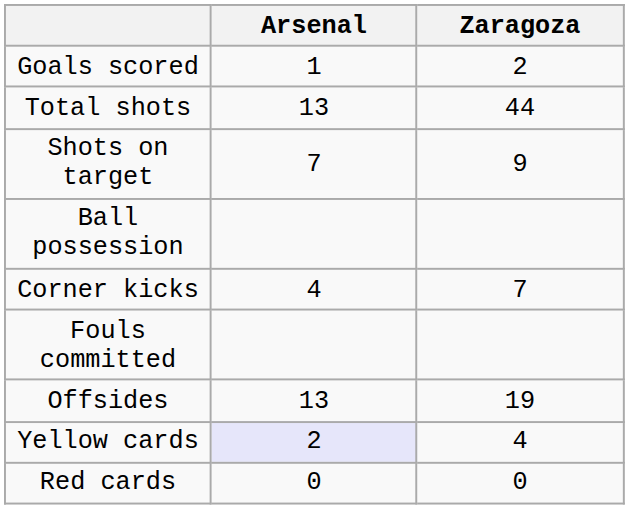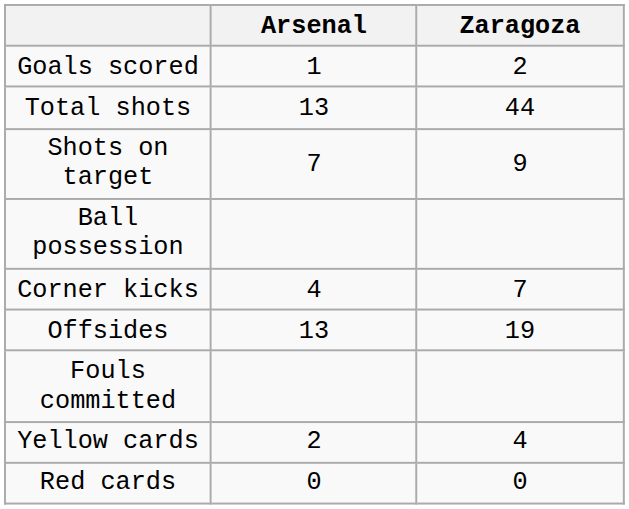rows swapped: (108, 345) <-> (108, 401)
(314, 442) lavender background -> (314, 442) no background
